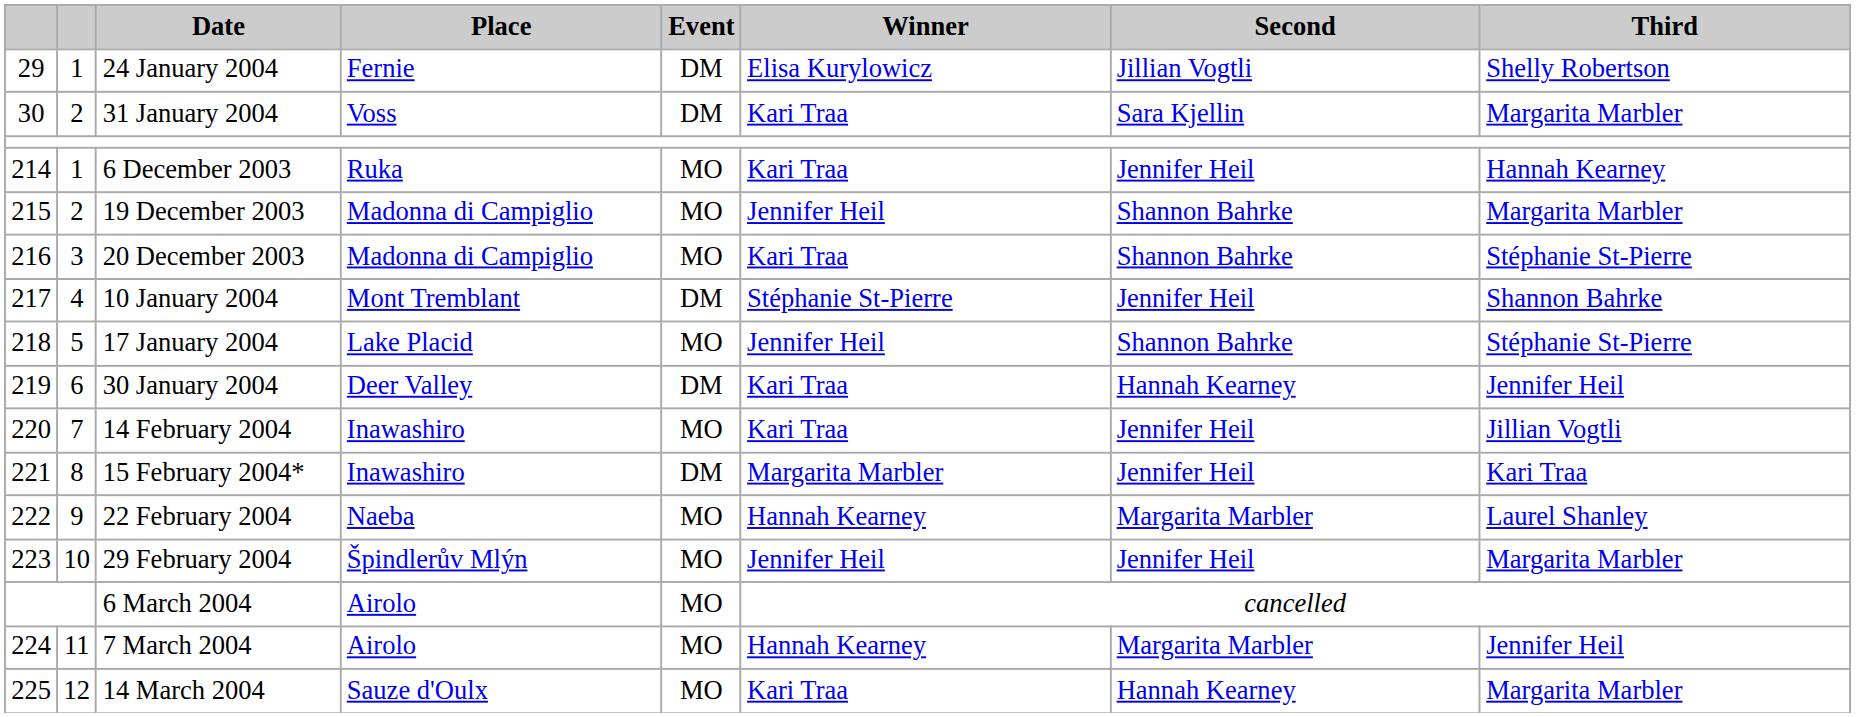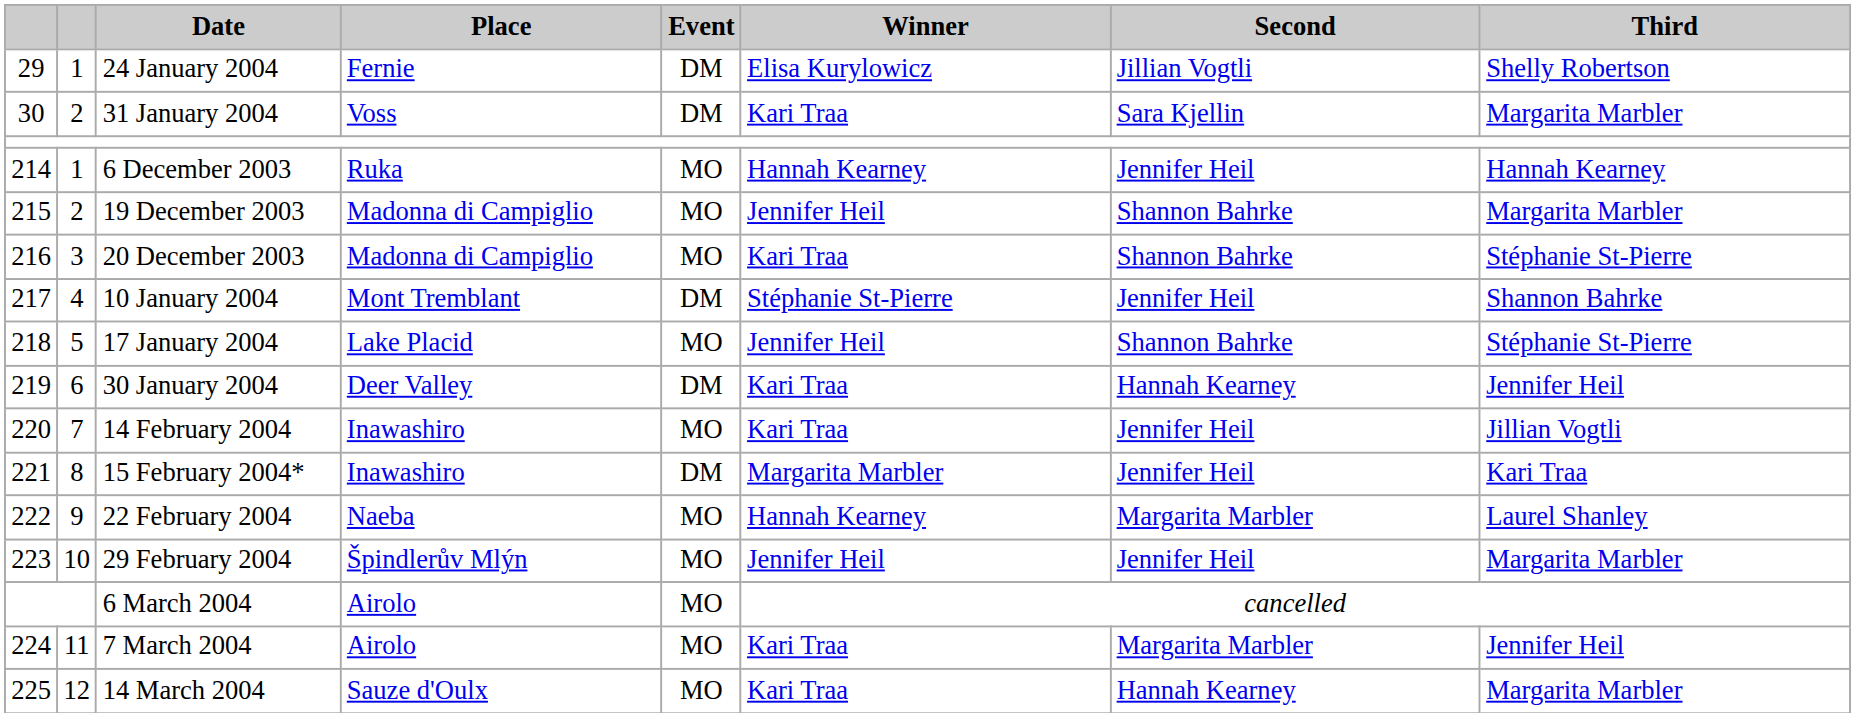(798, 168) Kari Traa -> (837, 168) Hannah Kearney
(837, 646) Hannah Kearney -> (798, 646) Kari Traa
